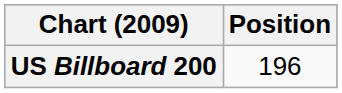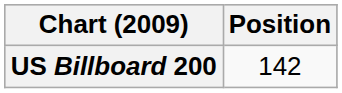(280, 66) 196 -> (280, 66) 142
